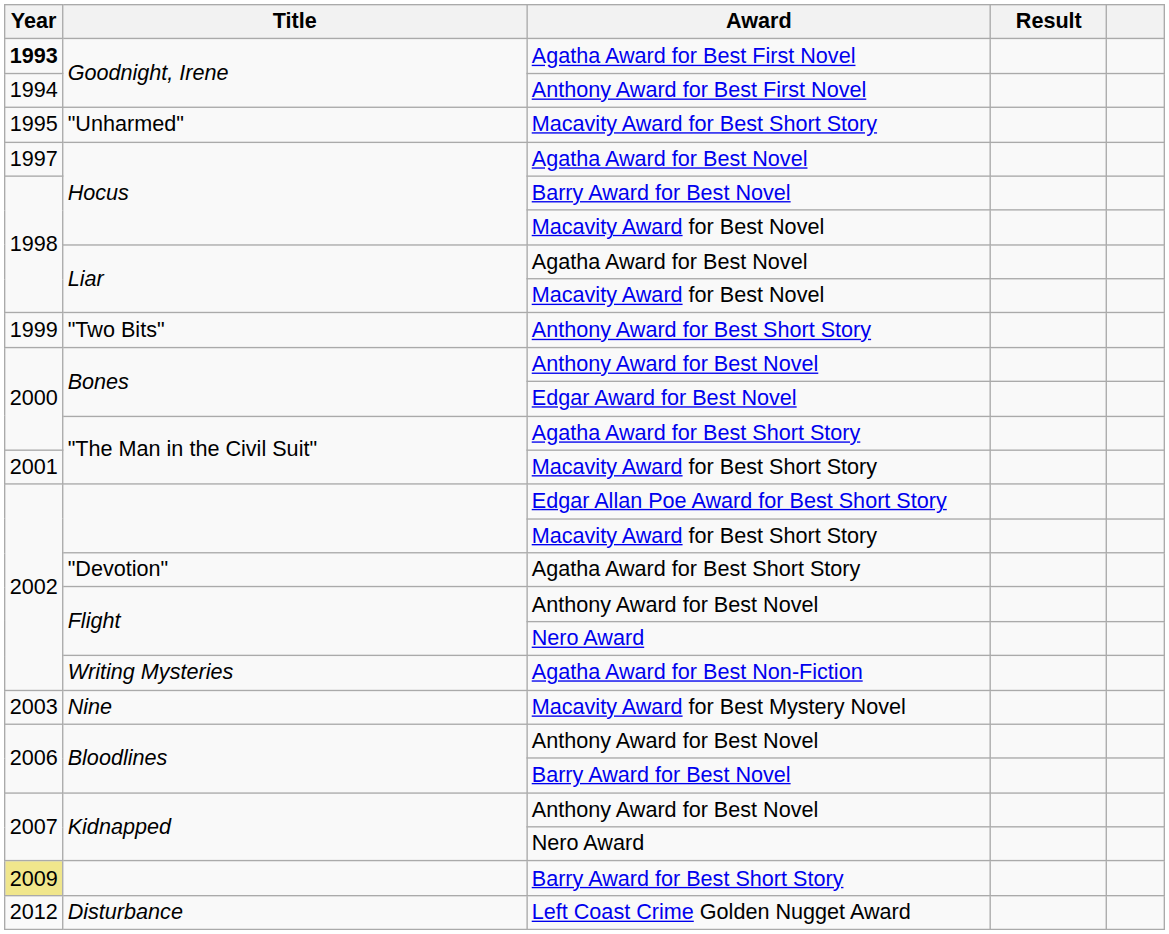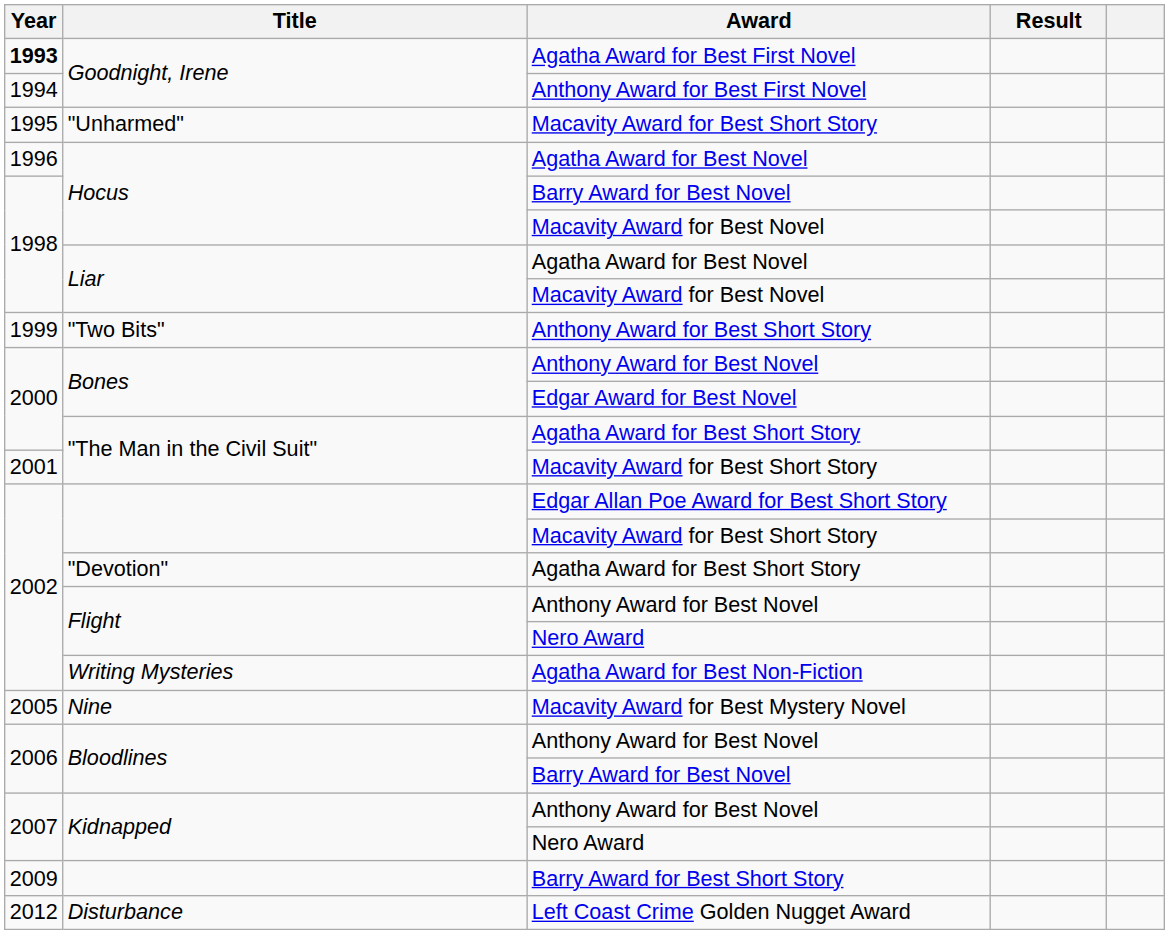(34, 158) 1997 -> (34, 158) 1996
(34, 706) 2003 -> (34, 706) 2005
(34, 878) khaki background -> (34, 878) no background
